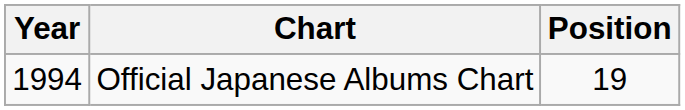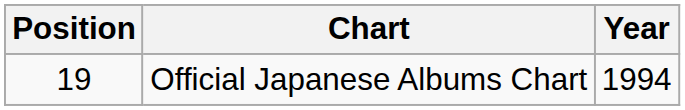columns swapped: (47, 29) <-> (610, 29)
